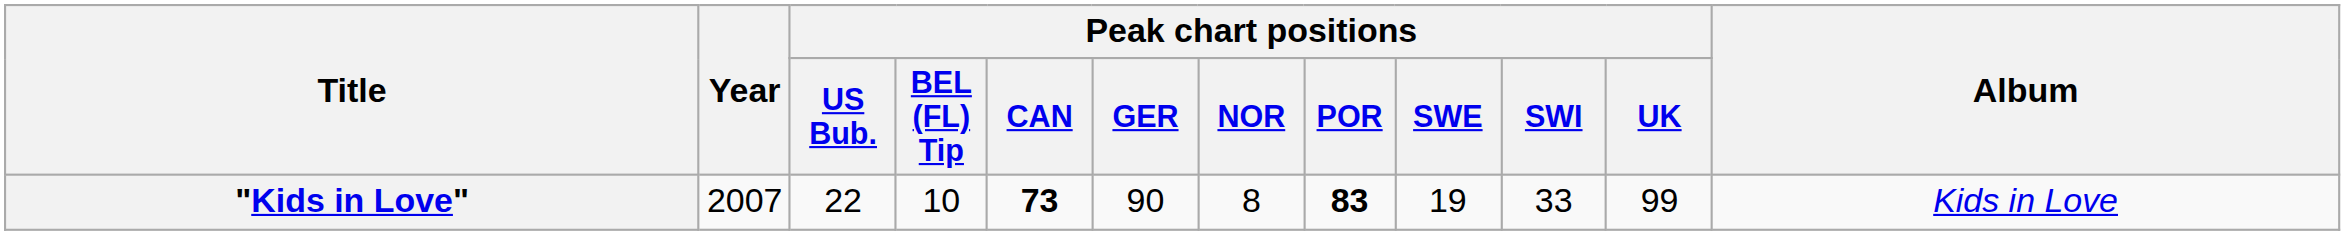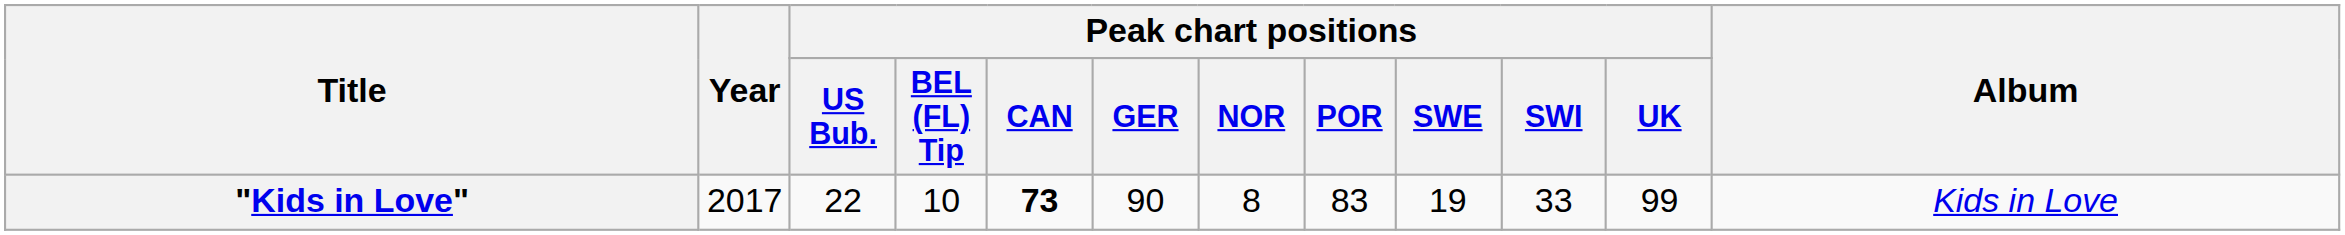(745, 201) 2007 -> (745, 201) 2017
(1350, 201) bold -> (1350, 201) normal
